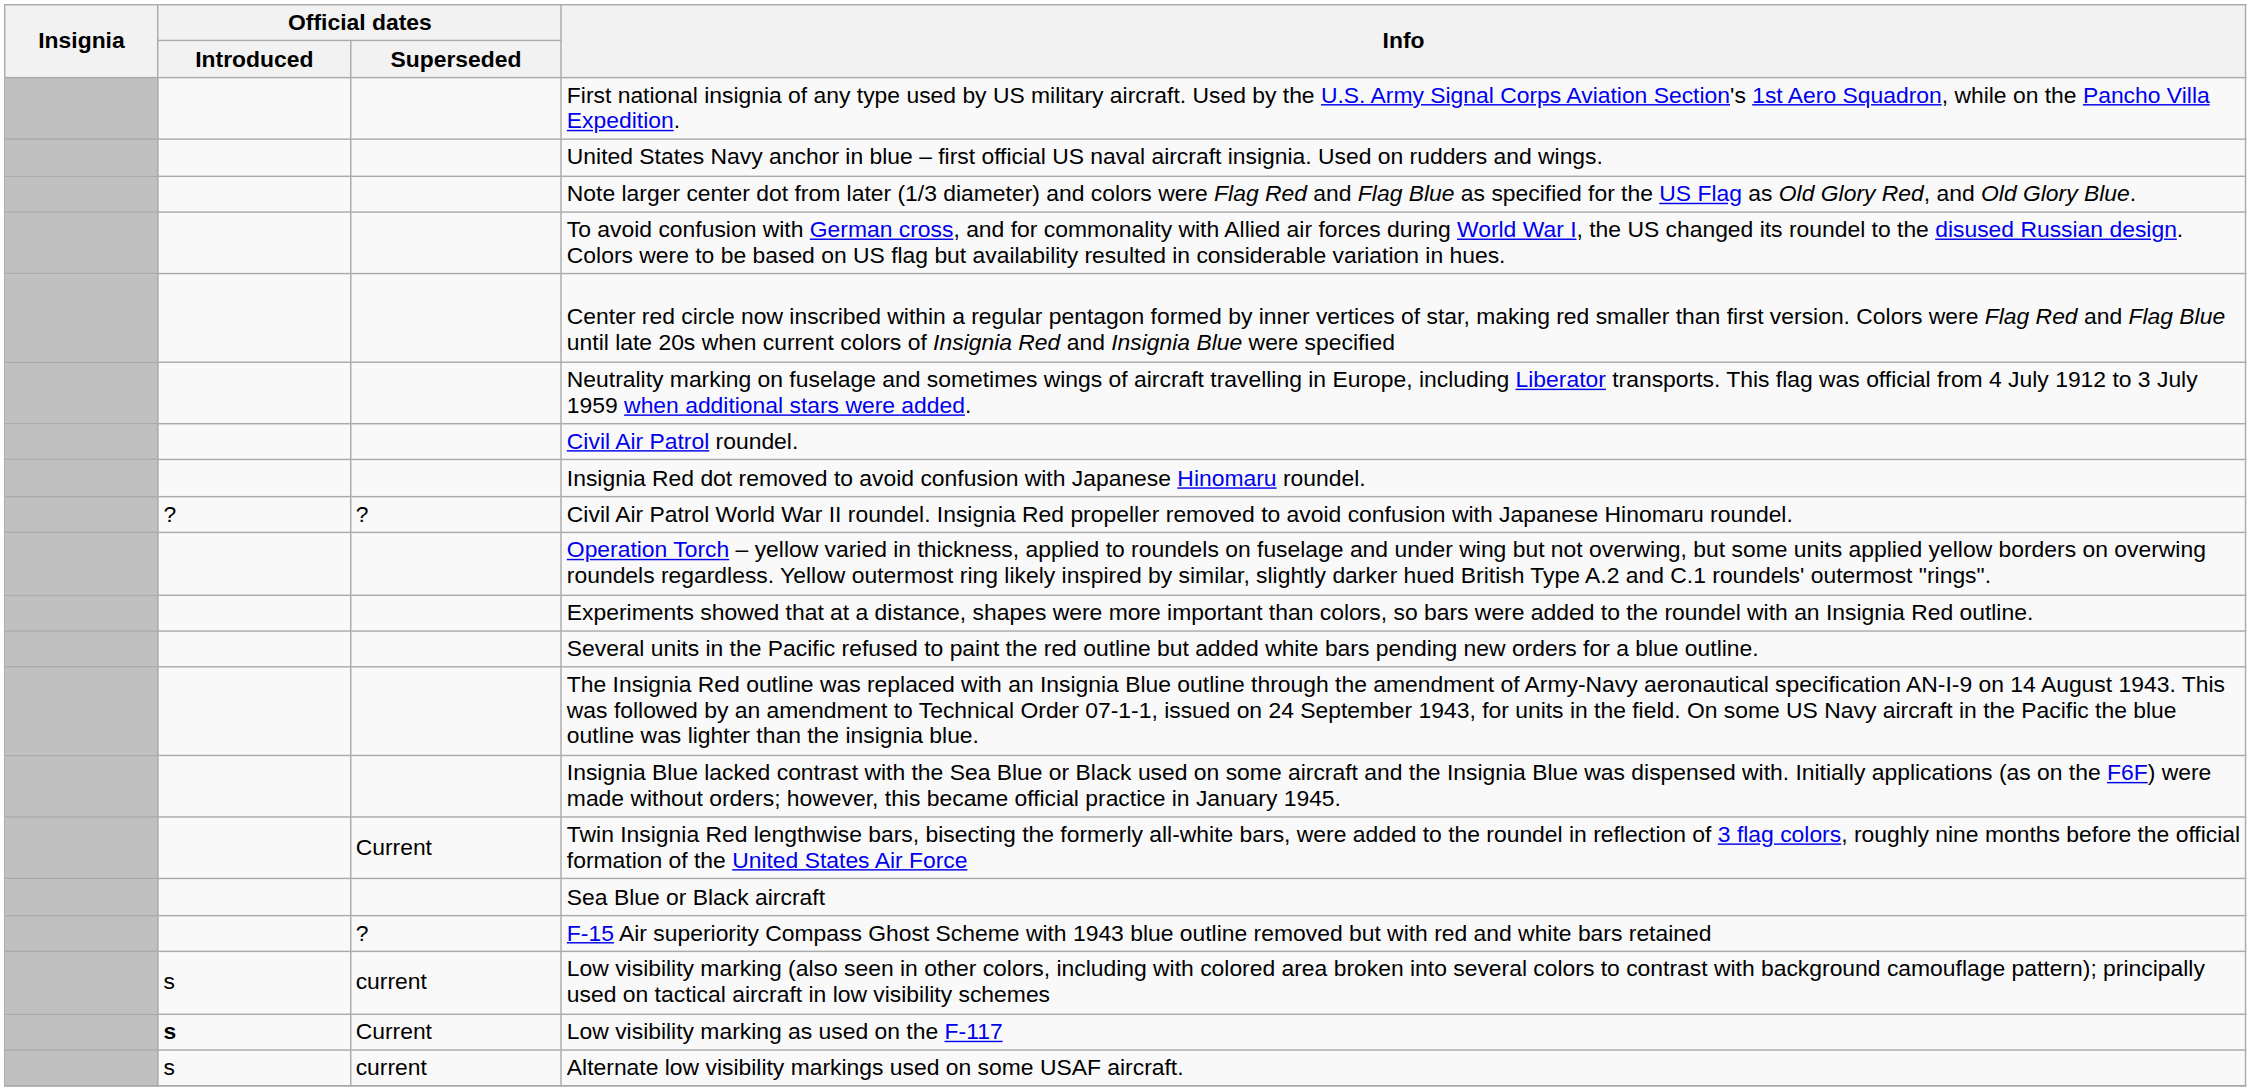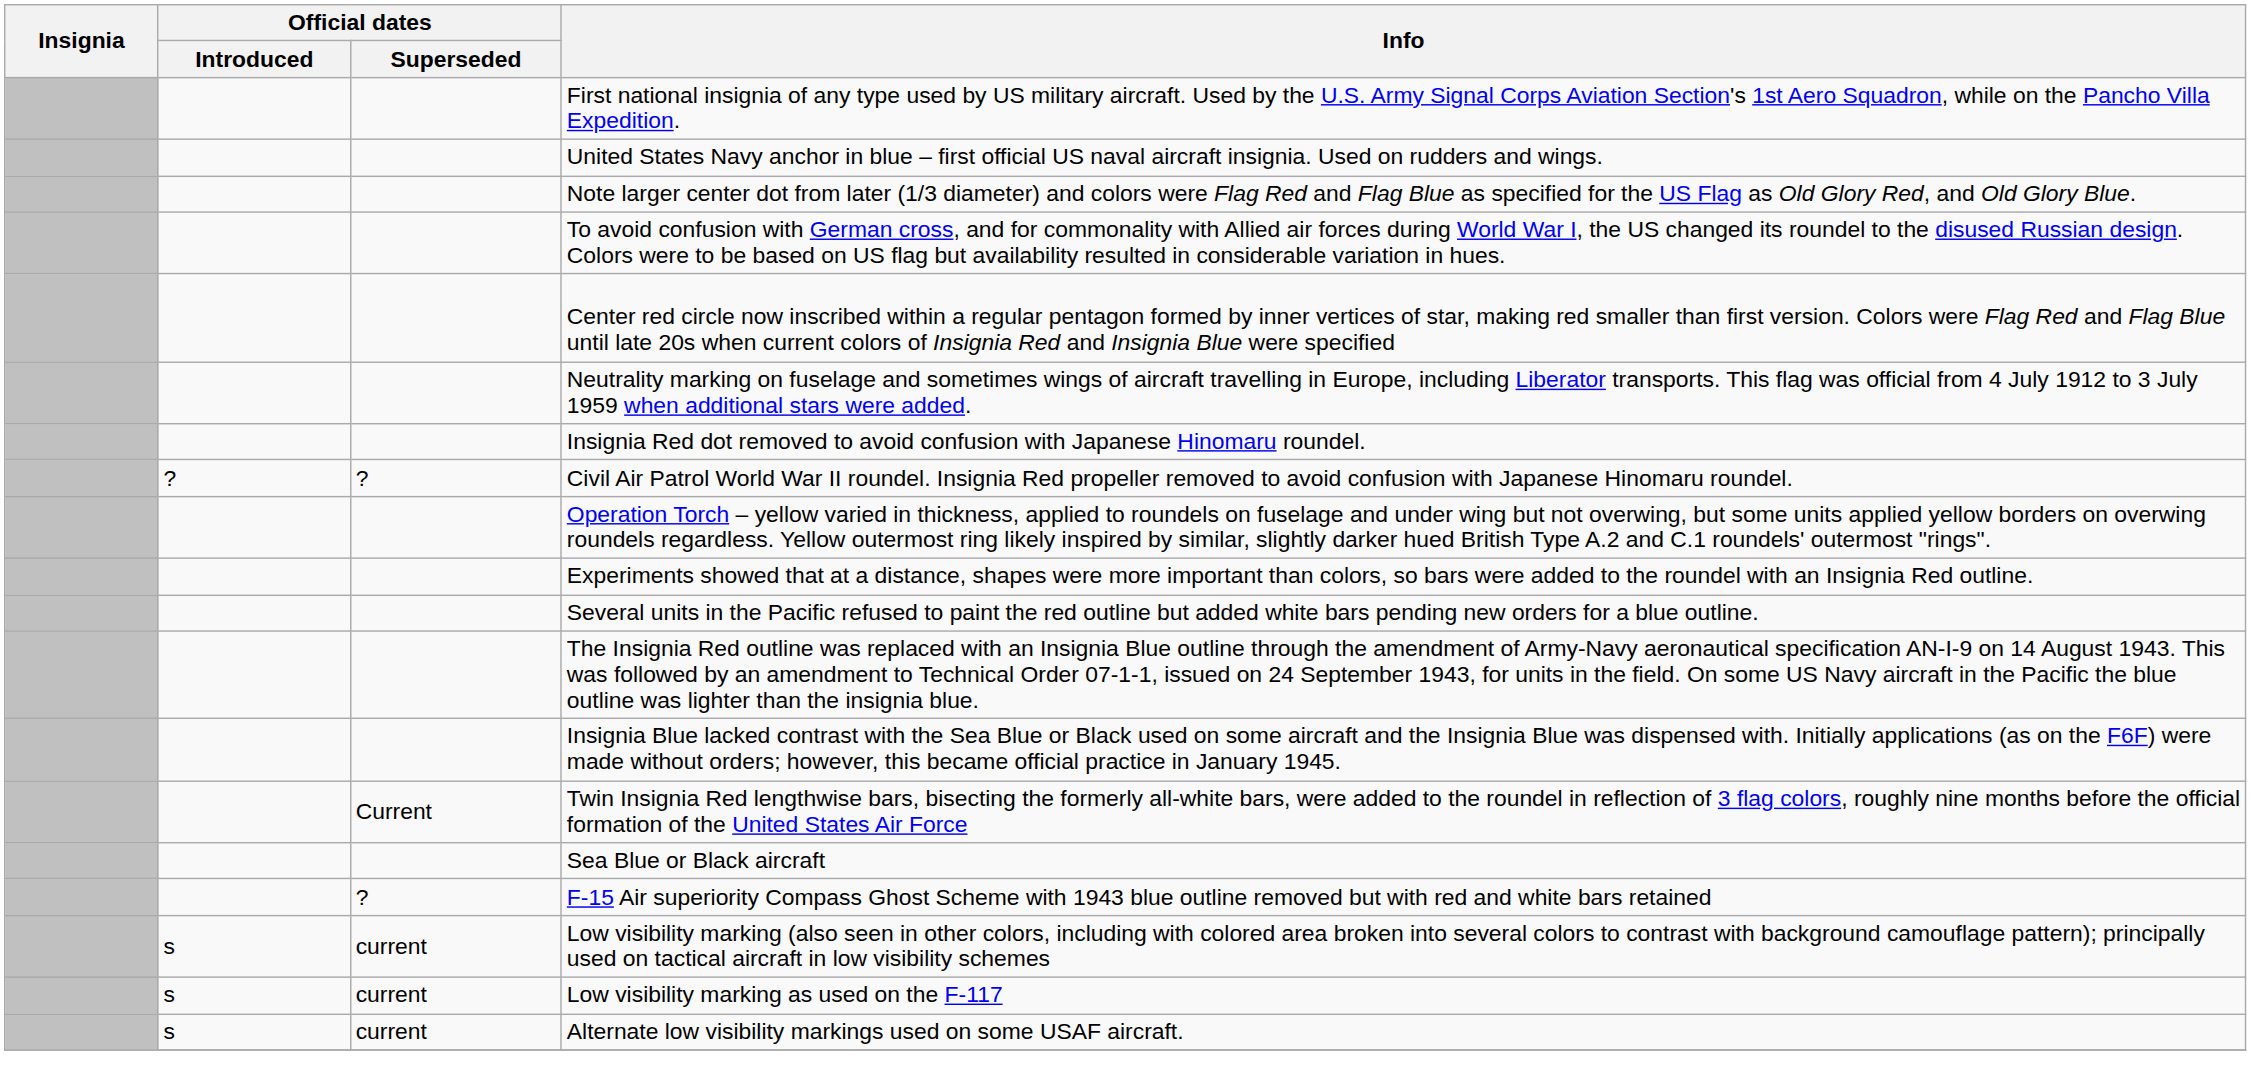- row: (683, 441)
(170, 1031) bold -> (169, 995) normal
(394, 1031) Current -> (391, 995) current
